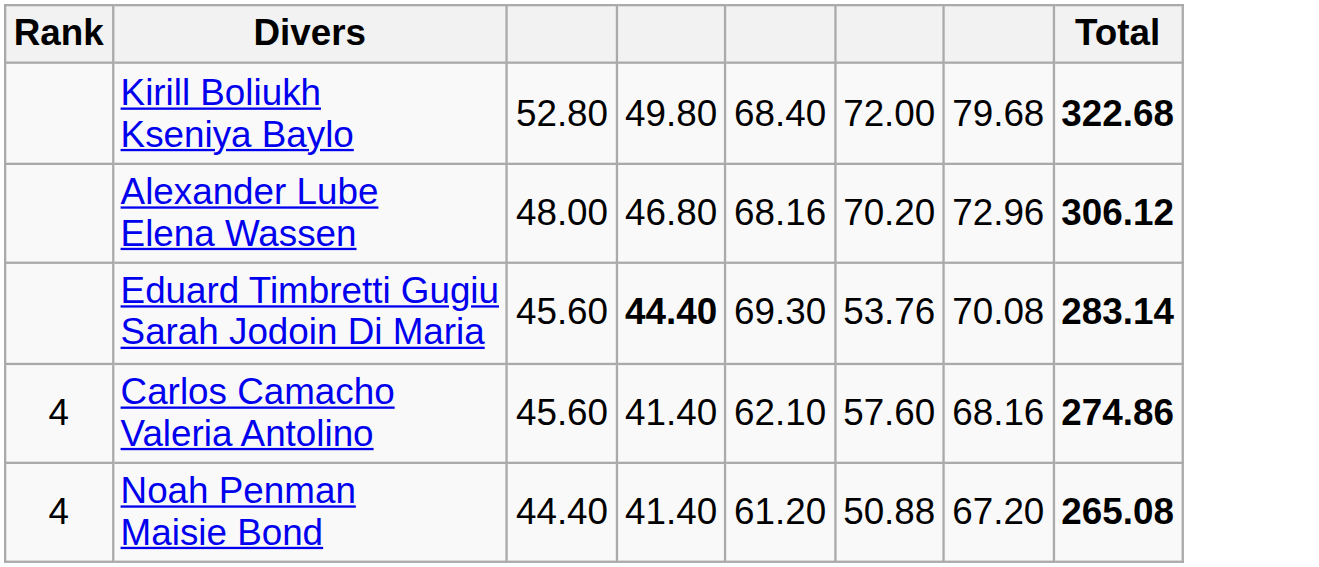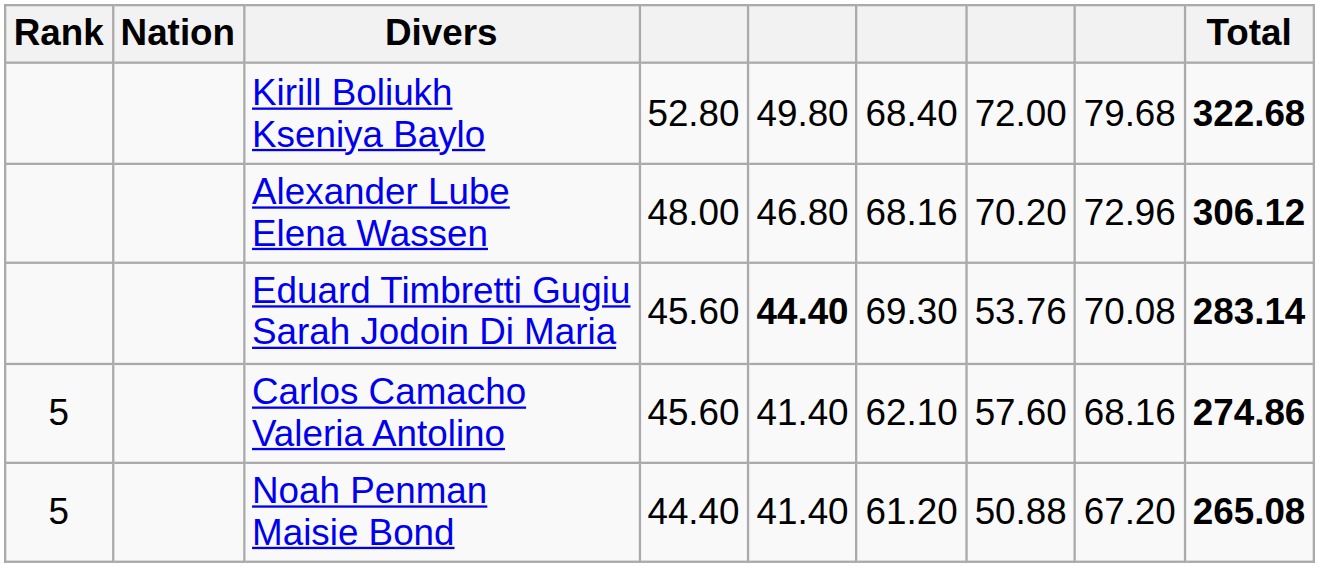+ column: (178, 33)
(59, 412) 4 -> (59, 412) 5
(59, 511) 4 -> (59, 511) 5
